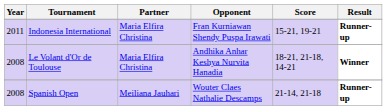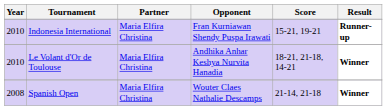(15, 32) 2011 -> (15, 32) 2010
(15, 62) 2008 -> (15, 62) 2010
(149, 93) Meiliana Jauhari -> (142, 93) Maria Elfira Christina
(356, 93) Runner-up -> (354, 93) Winner
